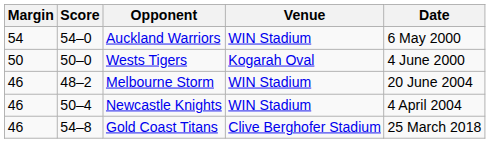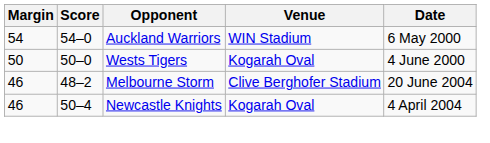(270, 82) WIN Stadium -> (305, 82) Clive Berghofer Stadium
(270, 104) WIN Stadium -> (271, 104) Kogarah Oval
- row: (162, 127)
